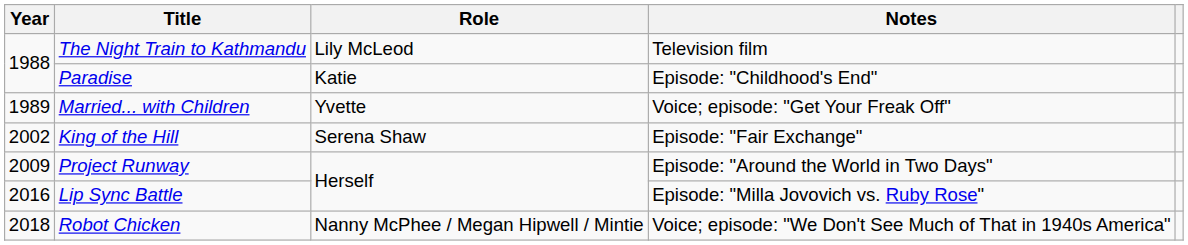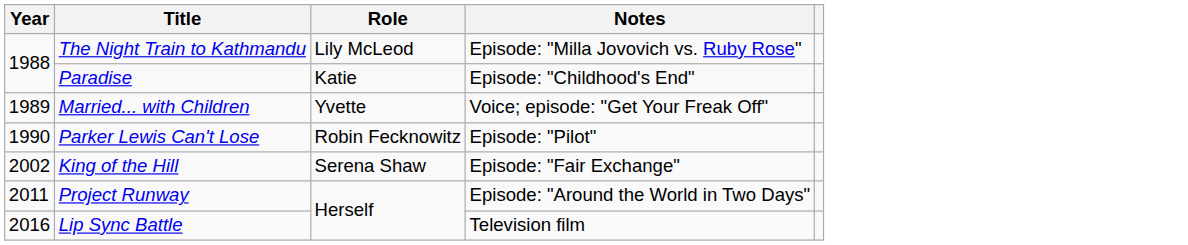(710, 48) Television film -> (636, 48) Episode: "Milla Jovovich vs. Ruby Rose"
+ row: (159, 136)
(30, 166) 2009 -> (29, 195) 2011
(818, 195) Episode: "Milla Jovovich vs. Ruby Rose" -> (527, 225) Television film
- row: (120, 225)
